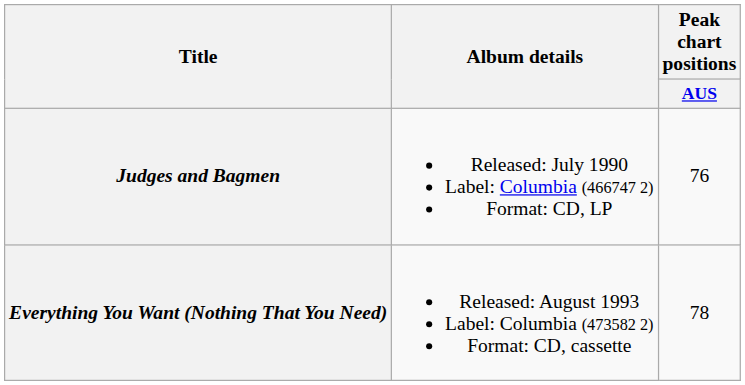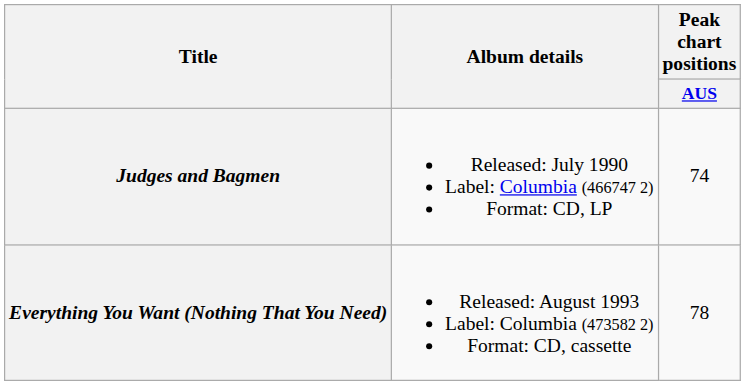(699, 176) 76 -> (699, 176) 74
